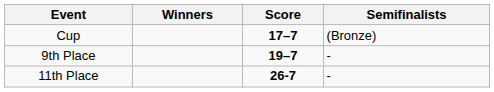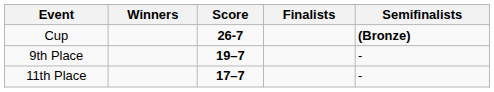+ column: (309, 14)
(283, 35) 17–7 -> (230, 35) 26-7
(351, 35) normal -> (384, 35) bold
(283, 76) 26-7 -> (230, 76) 17–7
